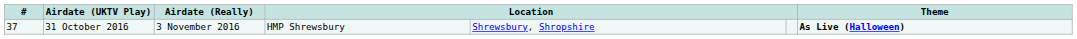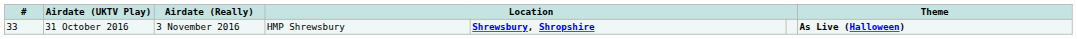(12, 27) 37 -> (12, 27) 33
(533, 27) normal -> (533, 27) bold
